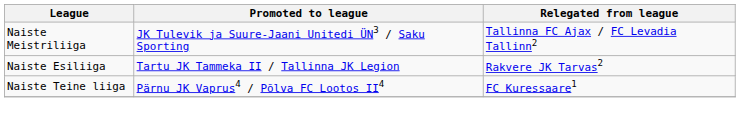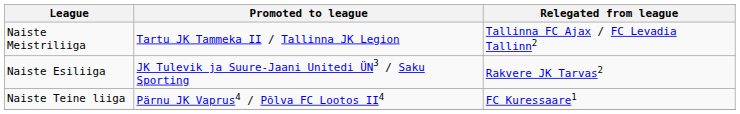(281, 39) JK Tulevik ja Suure-Jaani Unitedi ÜN3 / Saku Sporting -> (268, 39) Tartu JK Tammeka II / Tallinna JK Legion
(268, 66) Tartu JK Tammeka II / Tallinna JK Legion -> (281, 72) JK Tulevik ja Suure-Jaani Unitedi ÜN3 / Saku Sporting
